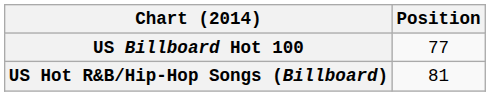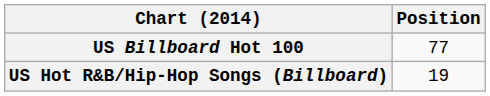(439, 76) 81 -> (439, 76) 19
